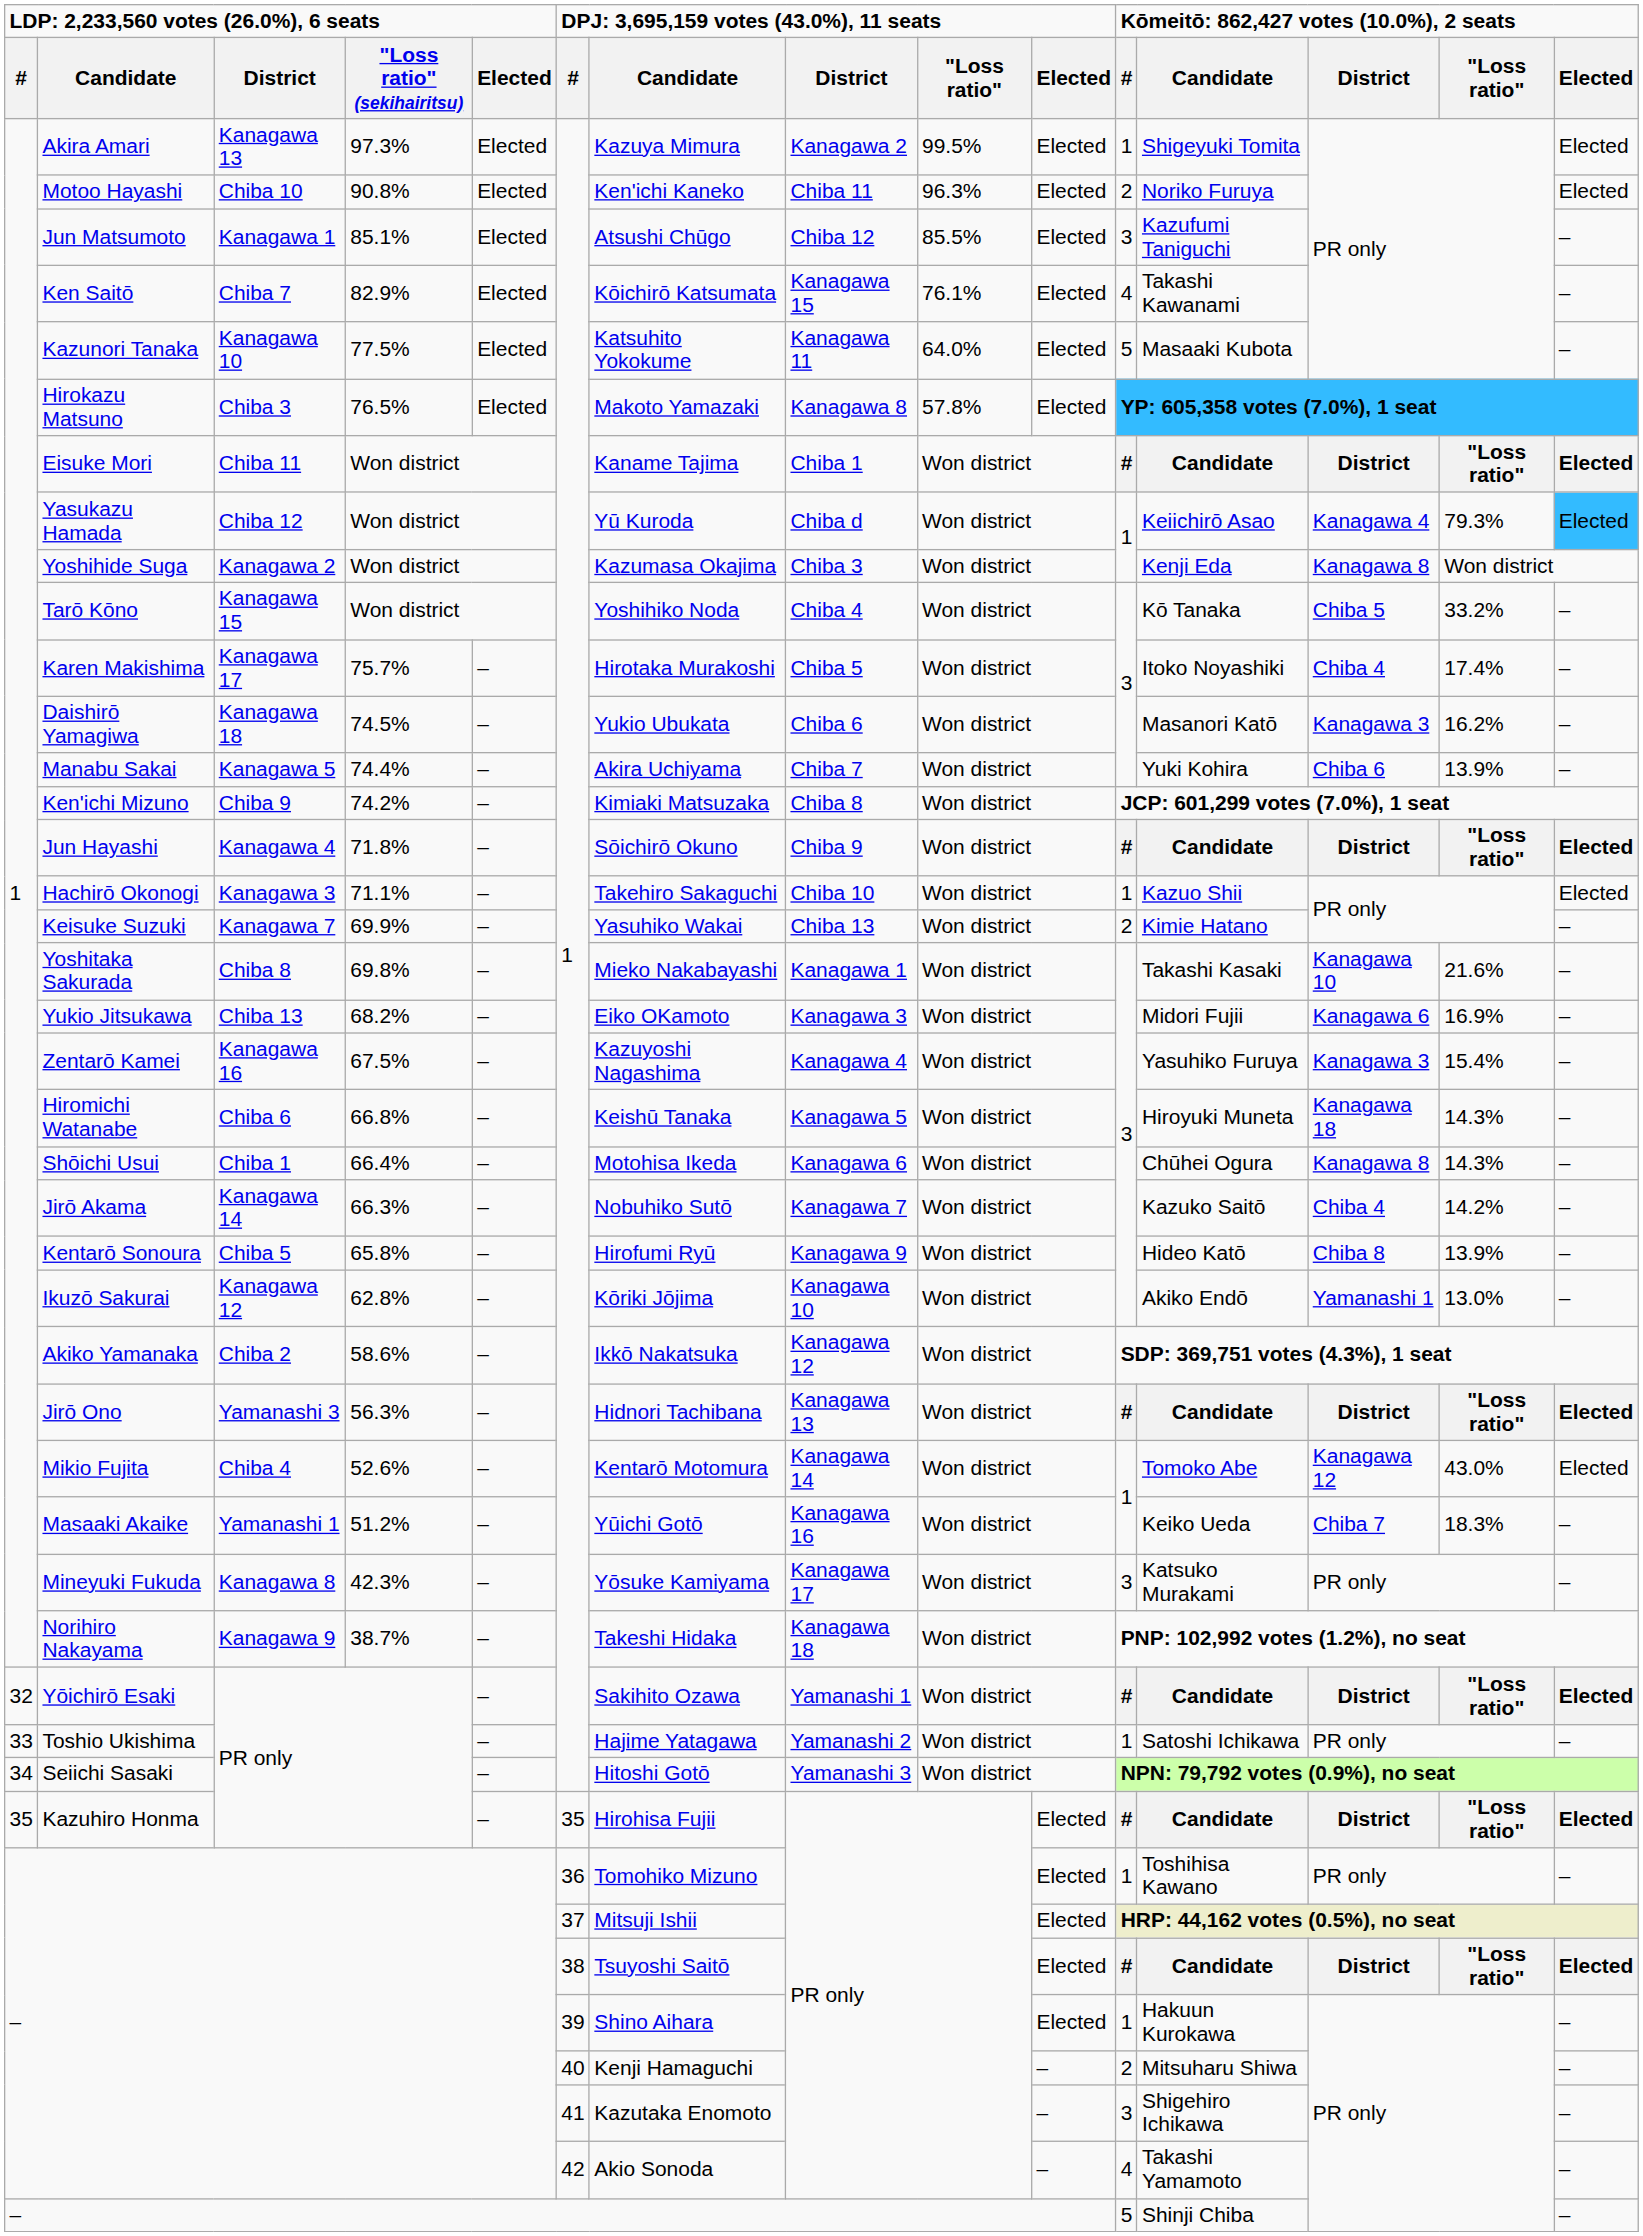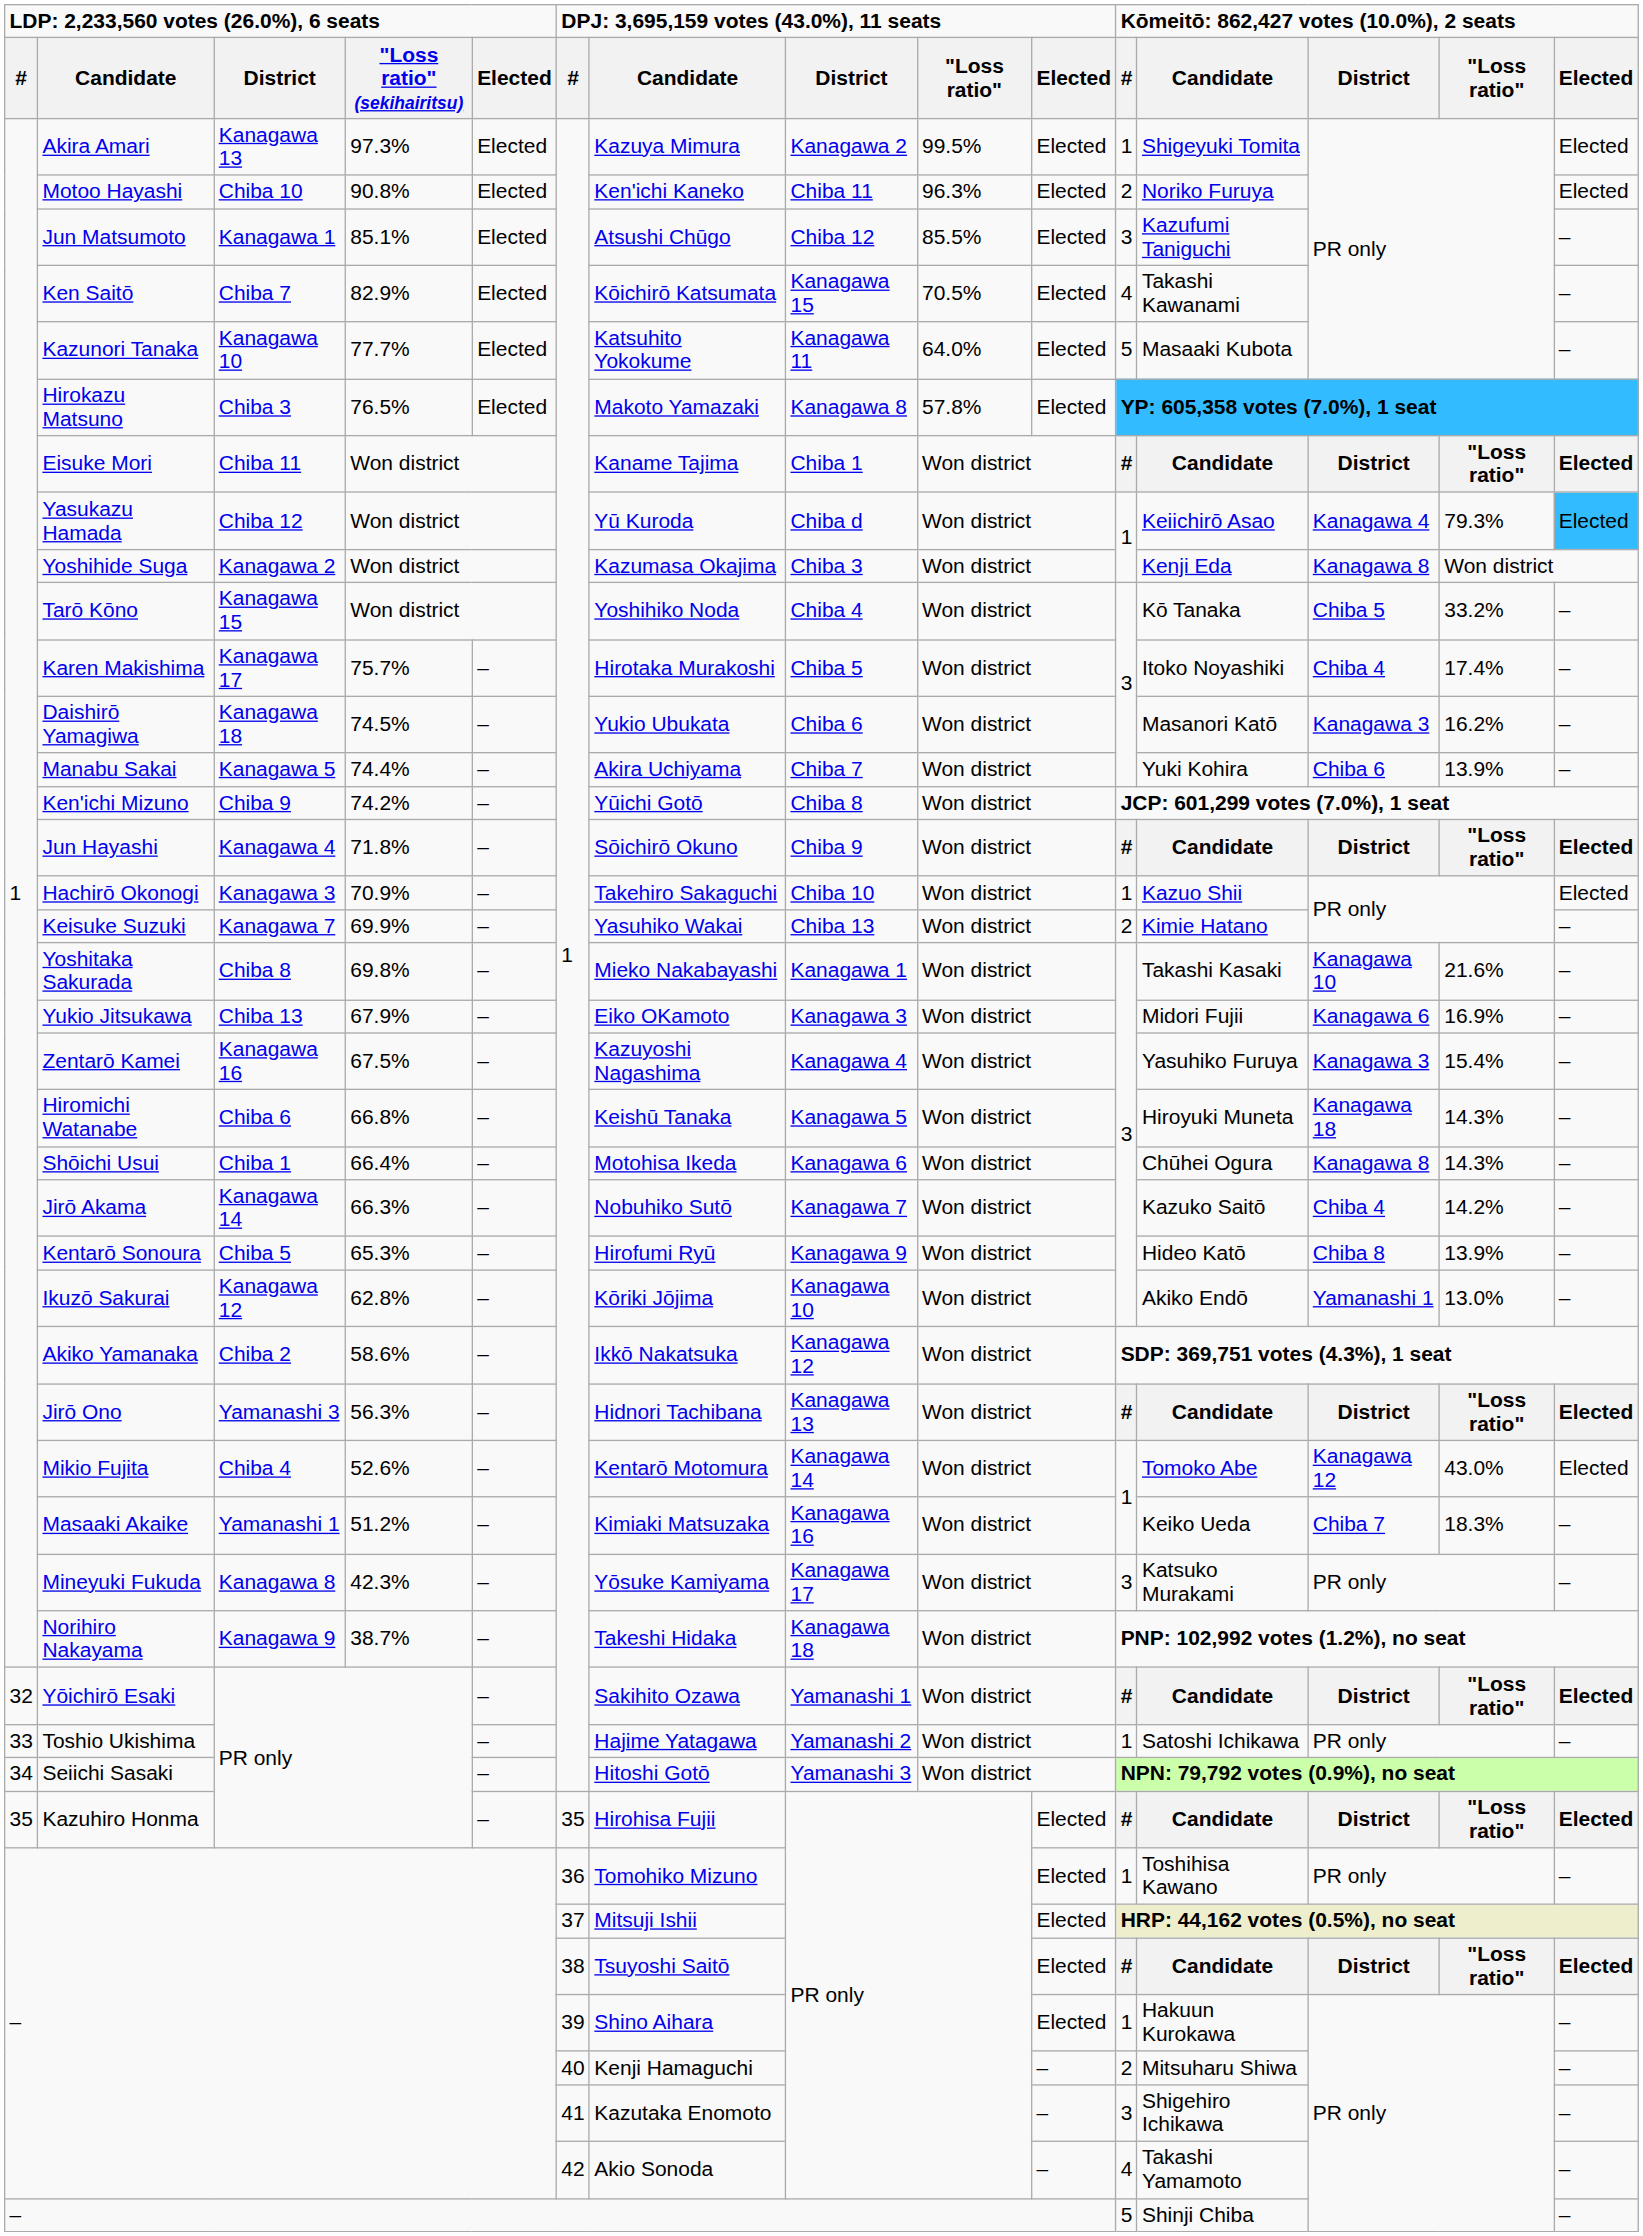(952, 293) 76.1% -> (952, 293) 70.5%
(380, 350) 77.5% -> (380, 350) 77.7%
(682, 802) Kimiaki Matsuzaka -> (649, 802) Yūichi Gotō
(380, 892) 71.1% -> (380, 892) 70.9%
(380, 1016) 68.2% -> (380, 1016) 67.9%
(380, 1253) 65.8% -> (380, 1253) 65.3%
(649, 1525) Yūichi Gotō -> (682, 1525) Kimiaki Matsuzaka
